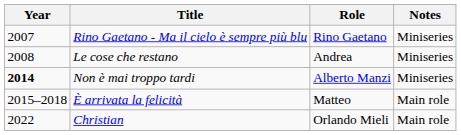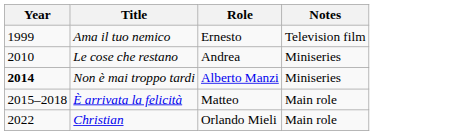+ row: (122, 36)
- row: (190, 36)
(21, 57) 2008 -> (21, 57) 2010
